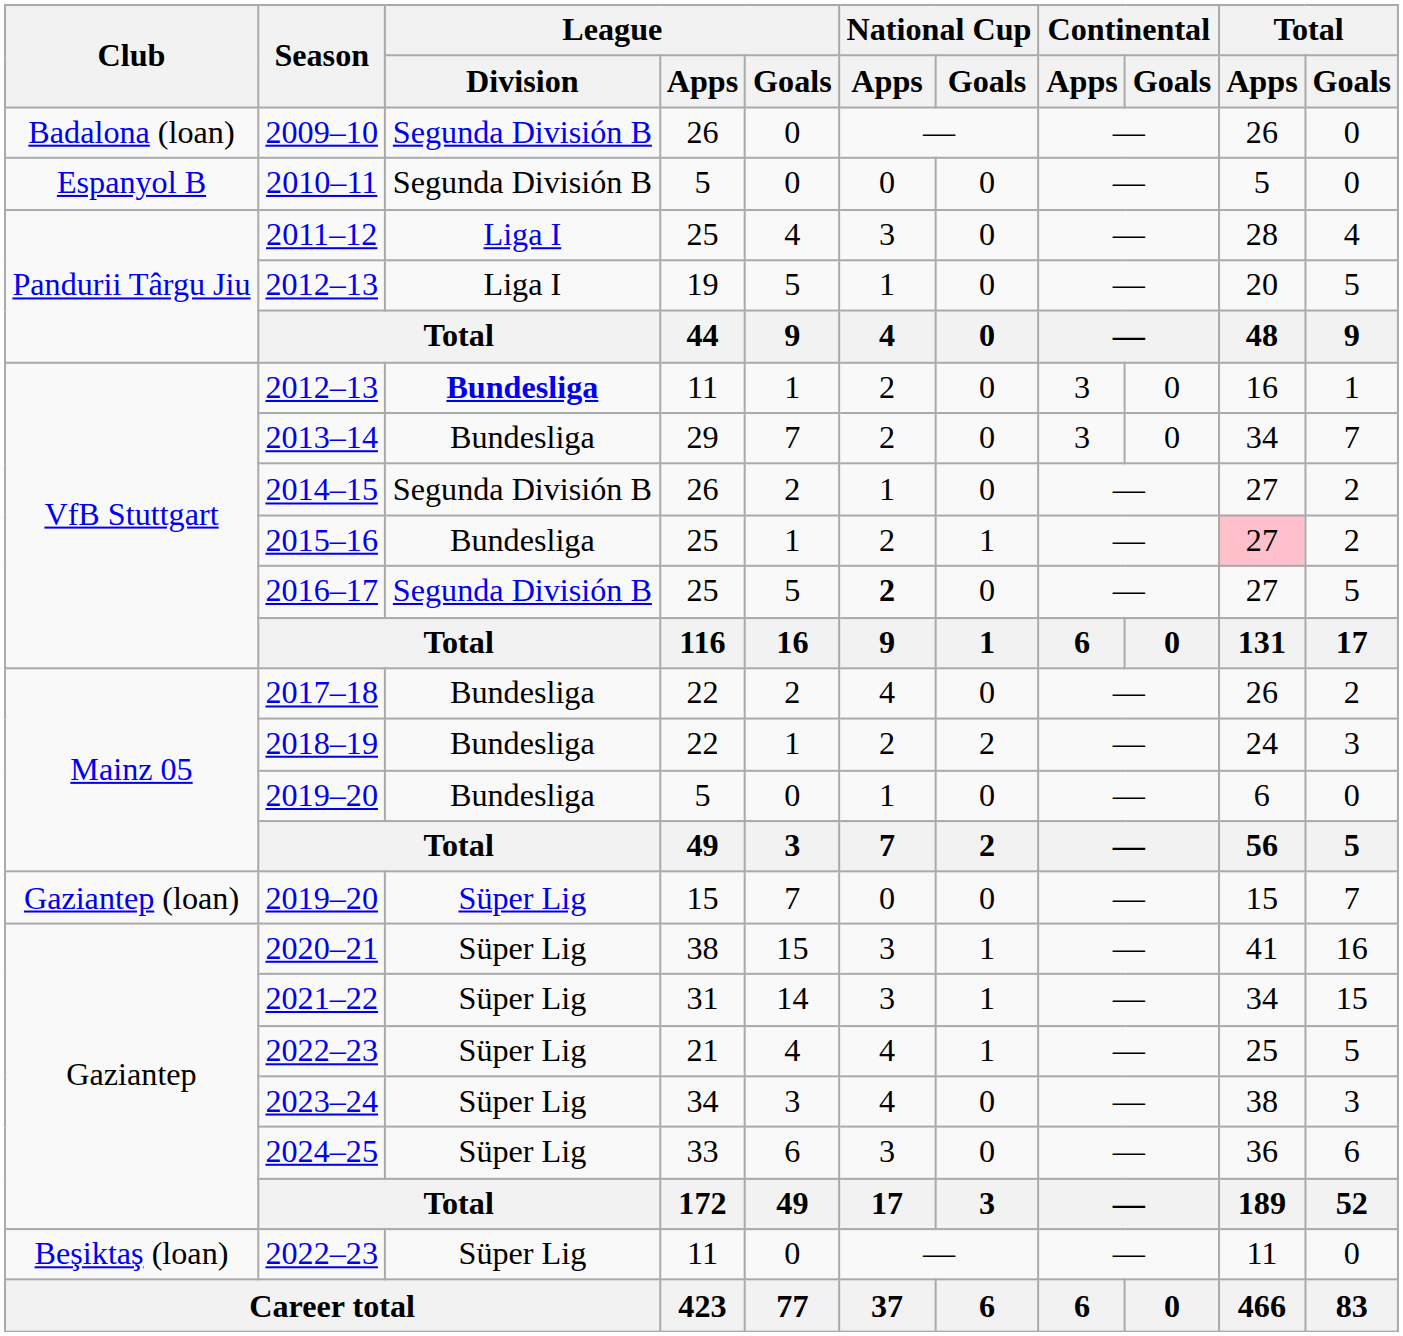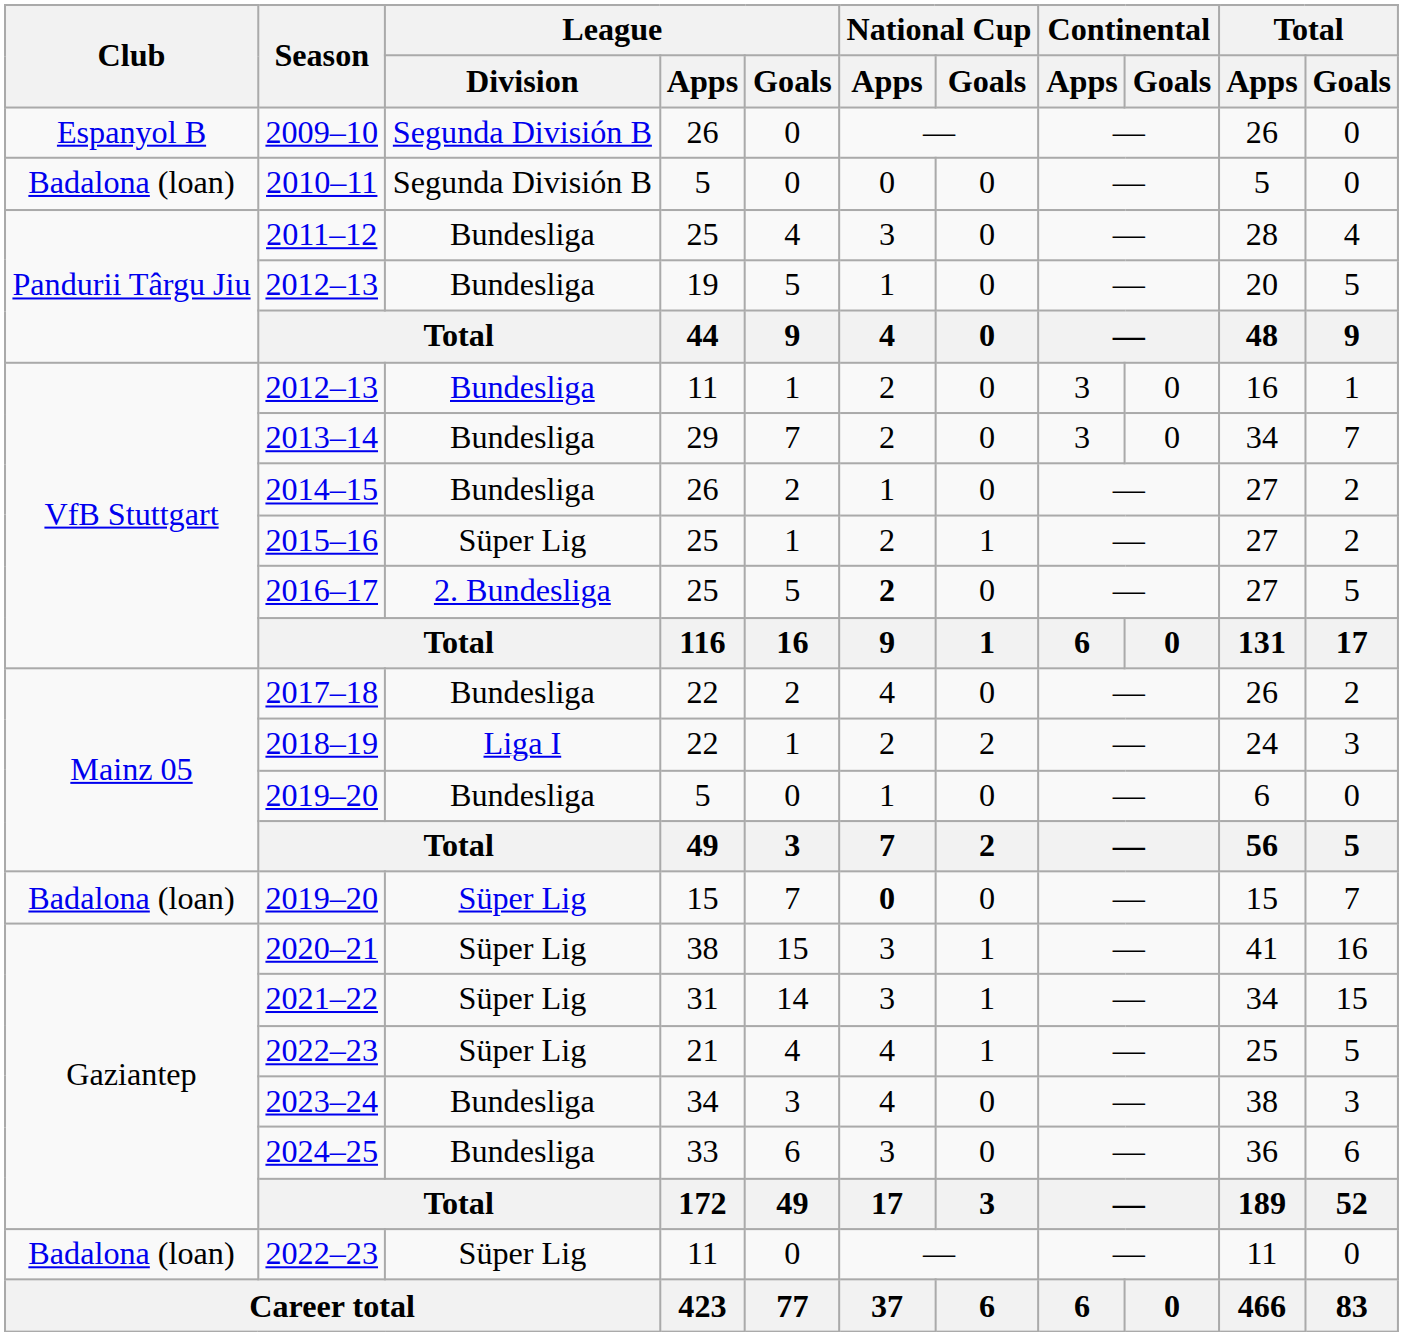(132, 132) Badalona (loan) -> (132, 132) Espanyol B
(132, 183) Espanyol B -> (132, 183) Badalona (loan)
(522, 234) Liga I -> (522, 234) Bundesliga
(522, 285) Liga I -> (522, 285) Bundesliga
(522, 387) bold -> (522, 387) normal
(522, 489) Segunda División B -> (522, 489) Bundesliga
(522, 540) Bundesliga -> (522, 540) Süper Lig
(1262, 540) pink background -> (1262, 540) no background
(522, 591) Segunda División B -> (522, 591) 2. Bundesliga
(522, 744) Bundesliga -> (522, 744) Liga I
(132, 897) Gaziantep (loan) -> (132, 897) Badalona (loan)
(887, 897) normal -> (887, 897) bold
(522, 1101) Süper Lig -> (522, 1101) Bundesliga
(522, 1152) Süper Lig -> (522, 1152) Bundesliga
(132, 1254) Beşiktaş (loan) -> (132, 1254) Badalona (loan)
